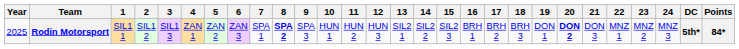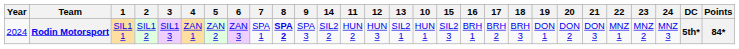columns swapped: (329, 11) <-> (425, 11)
(17, 31) 2025 -> (17, 31) 2024
(570, 31) bold -> (570, 31) normal
